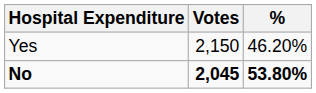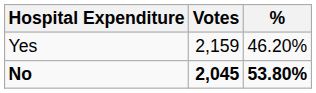(217, 46) 2,150 -> (217, 46) 2,159
